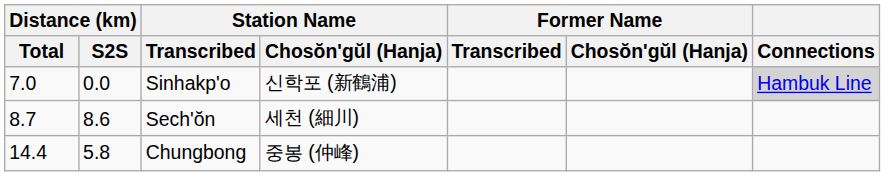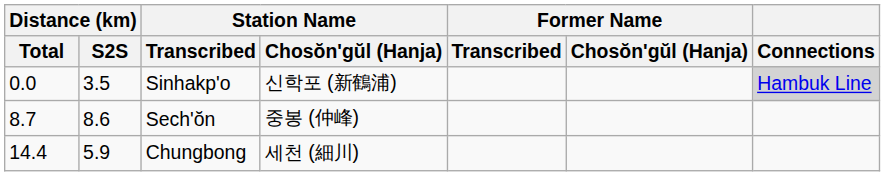(23, 84) 7.0 -> (23, 84) 0.0
(97, 84) 0.0 -> (97, 84) 3.5
(312, 118) 세천 (細川) -> (312, 118) 중봉 (仲峰)
(97, 153) 5.8 -> (97, 153) 5.9
(312, 153) 중봉 (仲峰) -> (312, 153) 세천 (細川)
